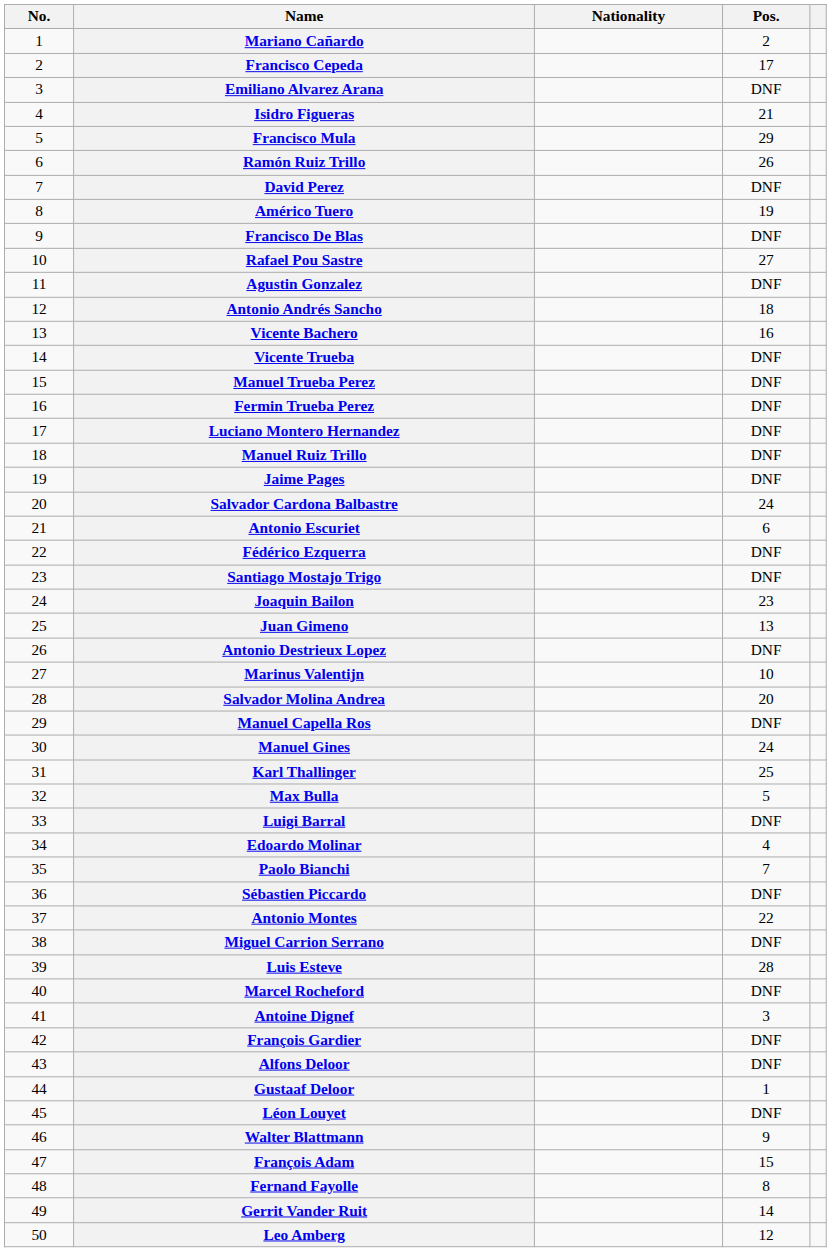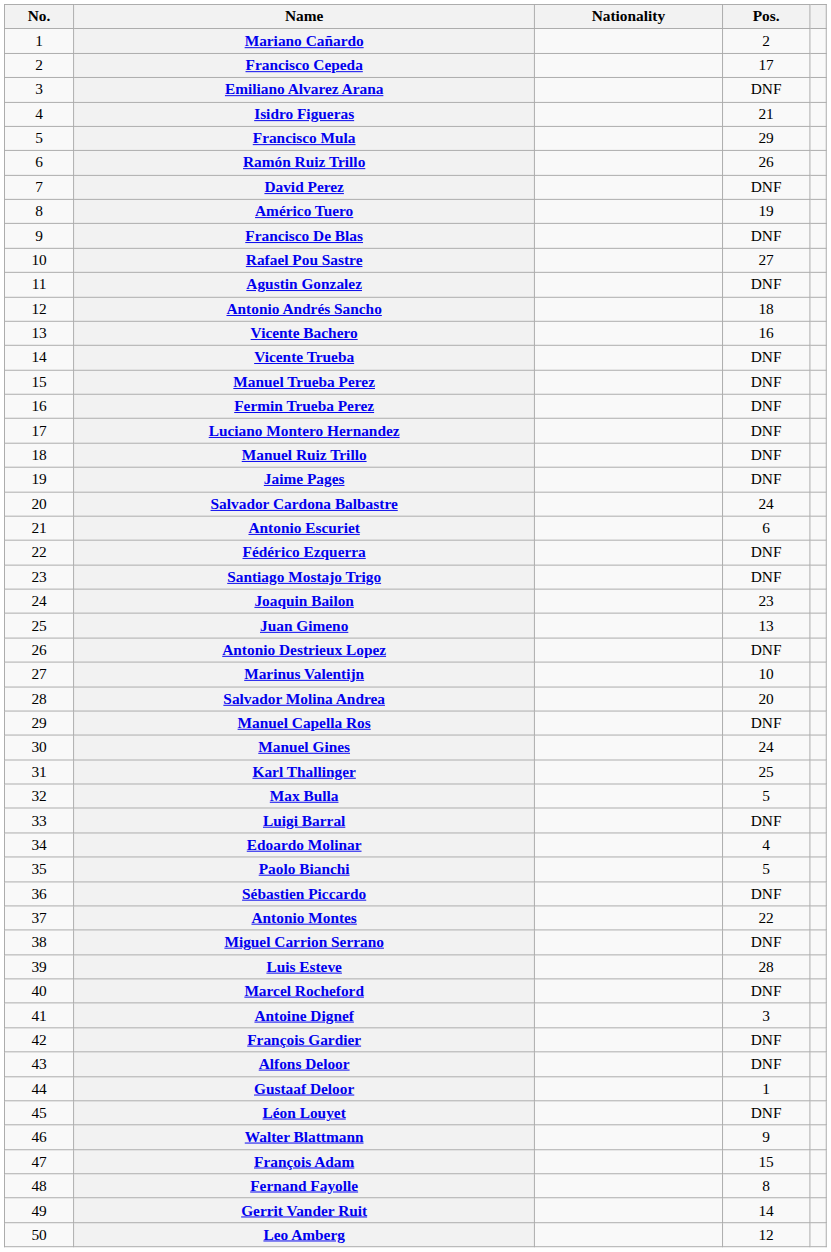(766, 869) 7 -> (766, 869) 5
